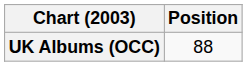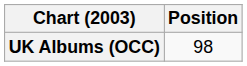(203, 46) 88 -> (203, 46) 98
